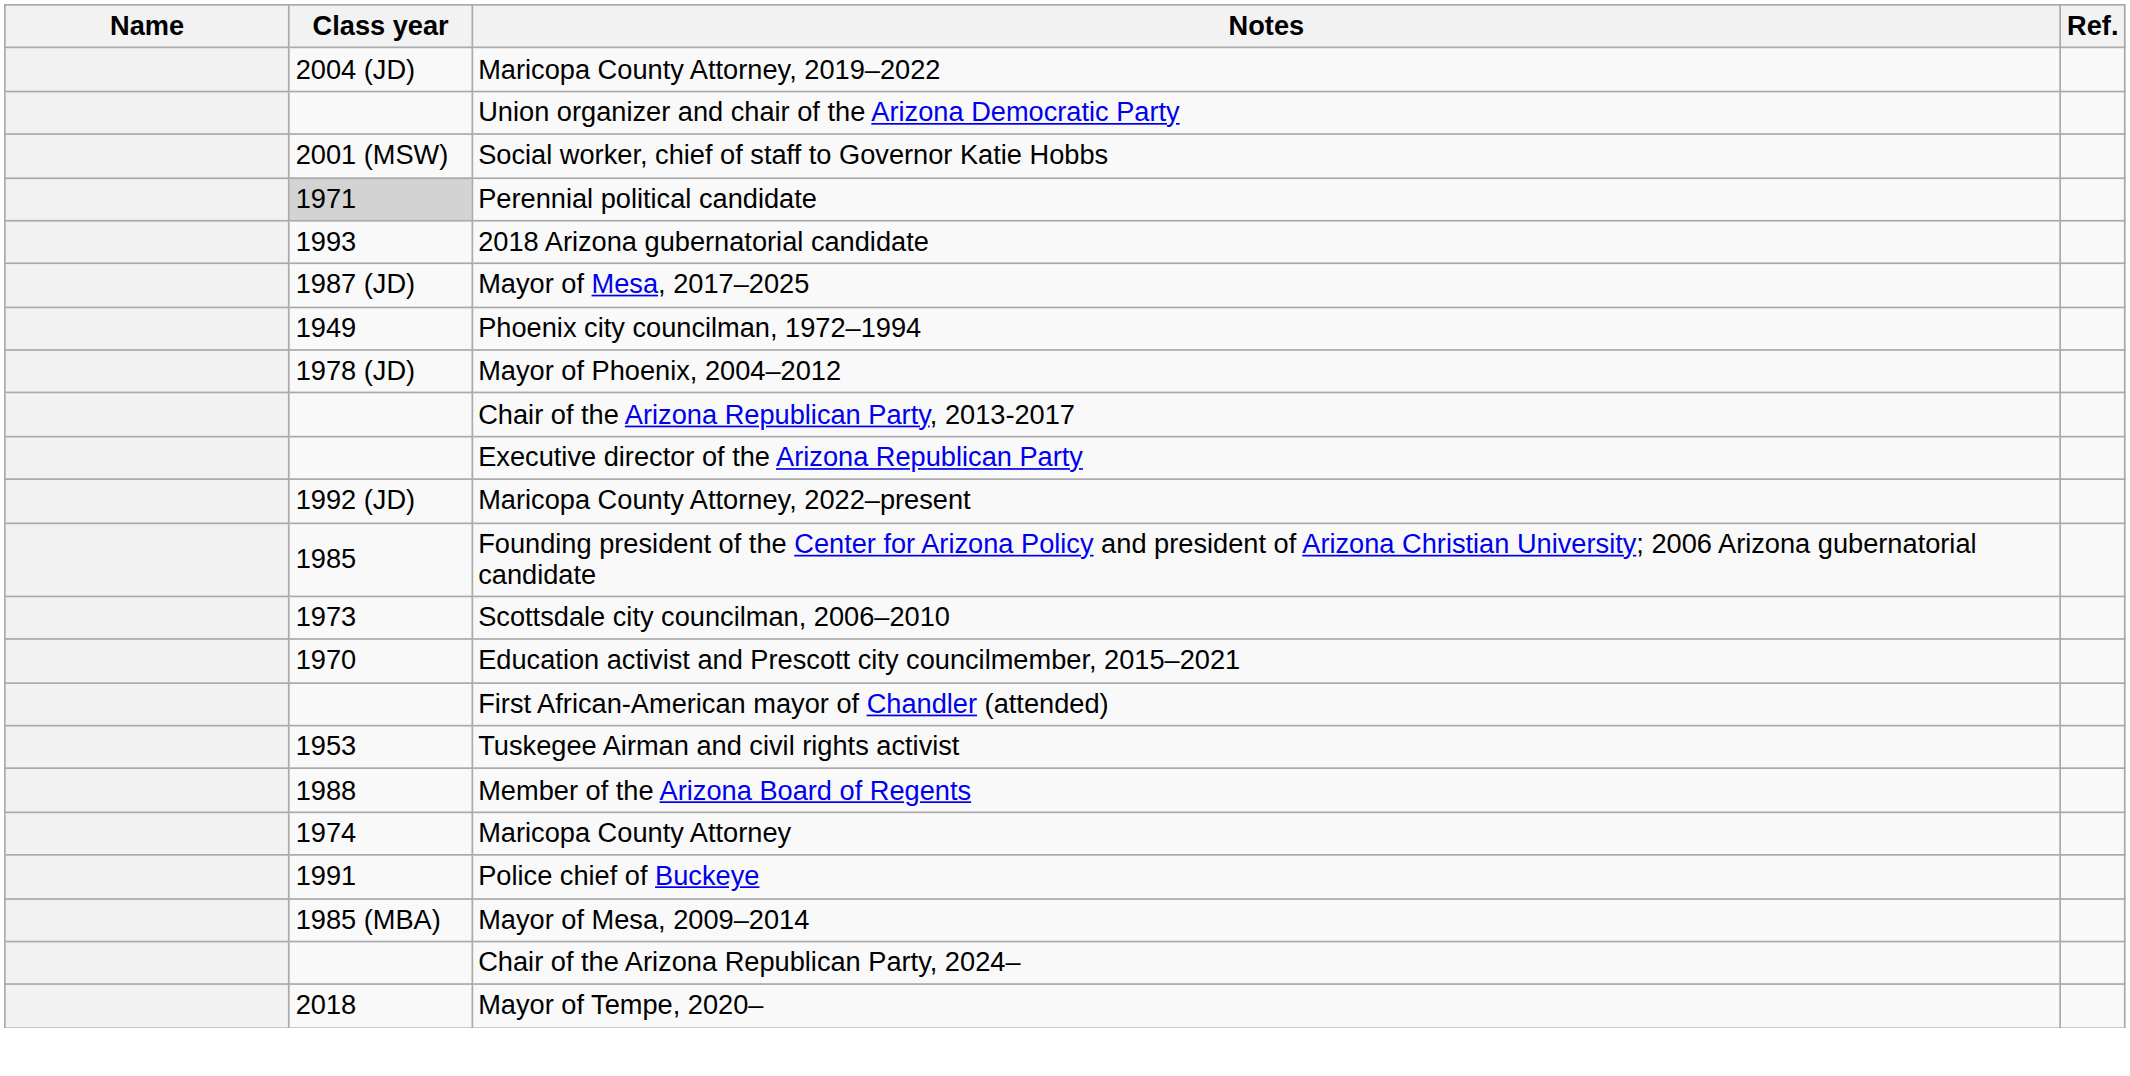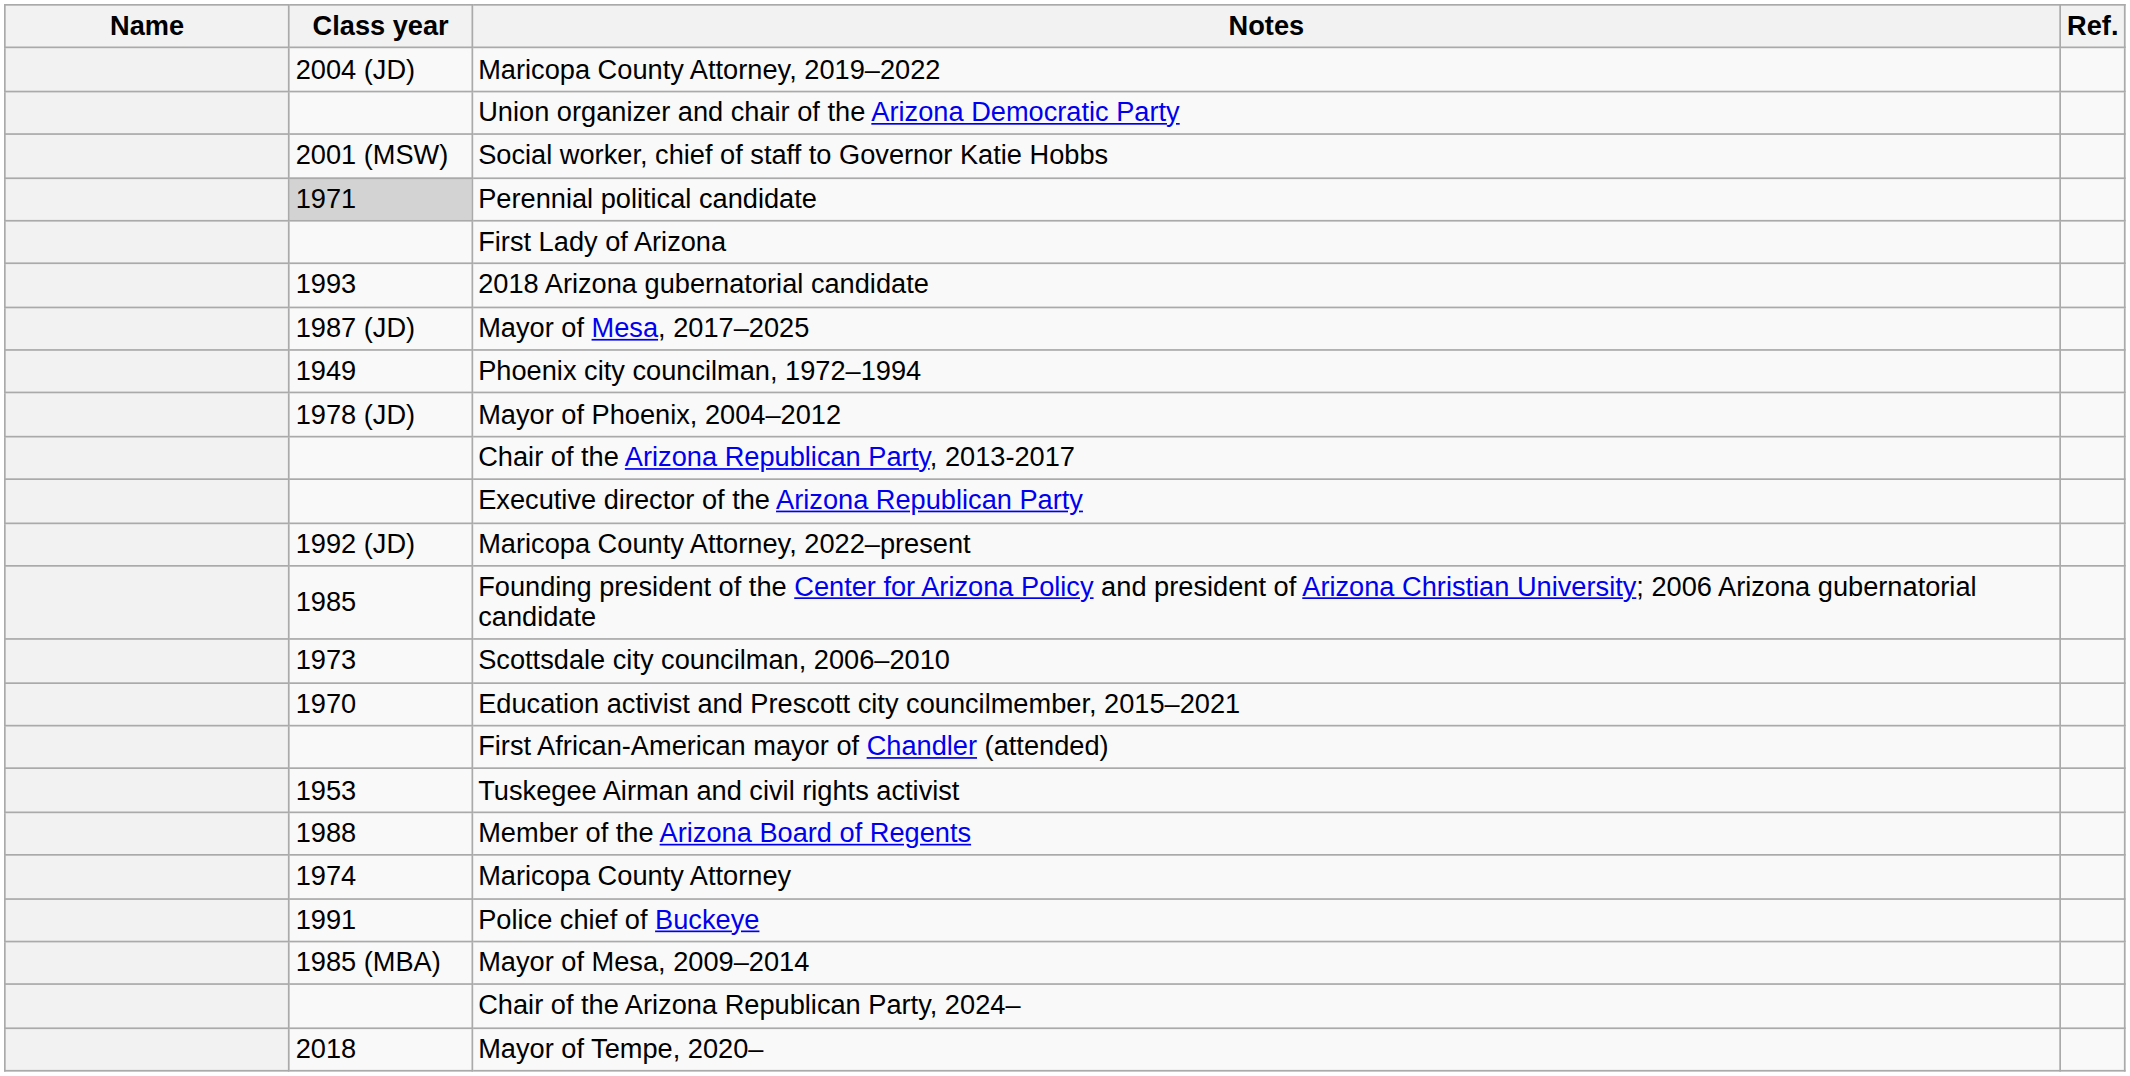+ row: (602, 241)
